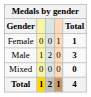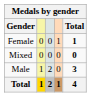rows swapped: (21, 55) <-> (21, 69)
